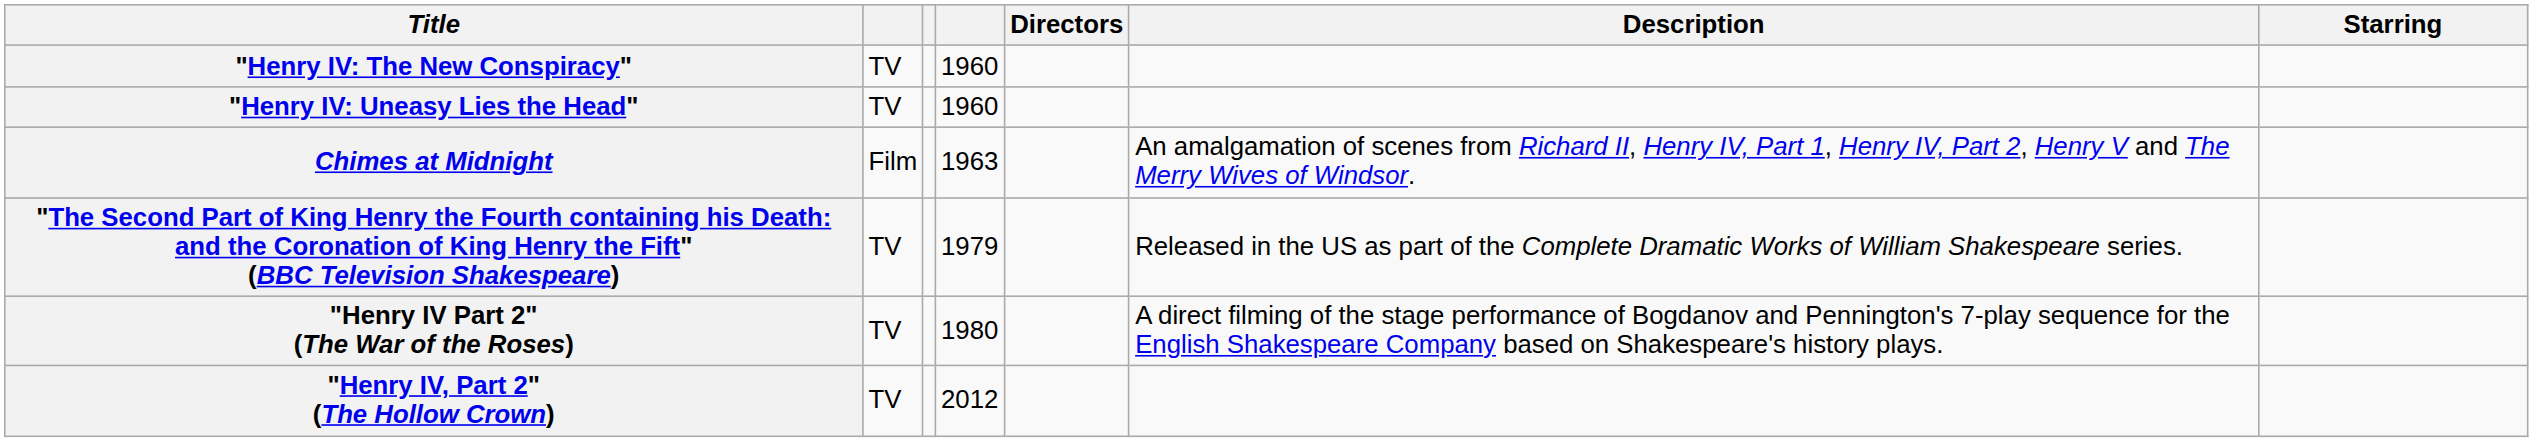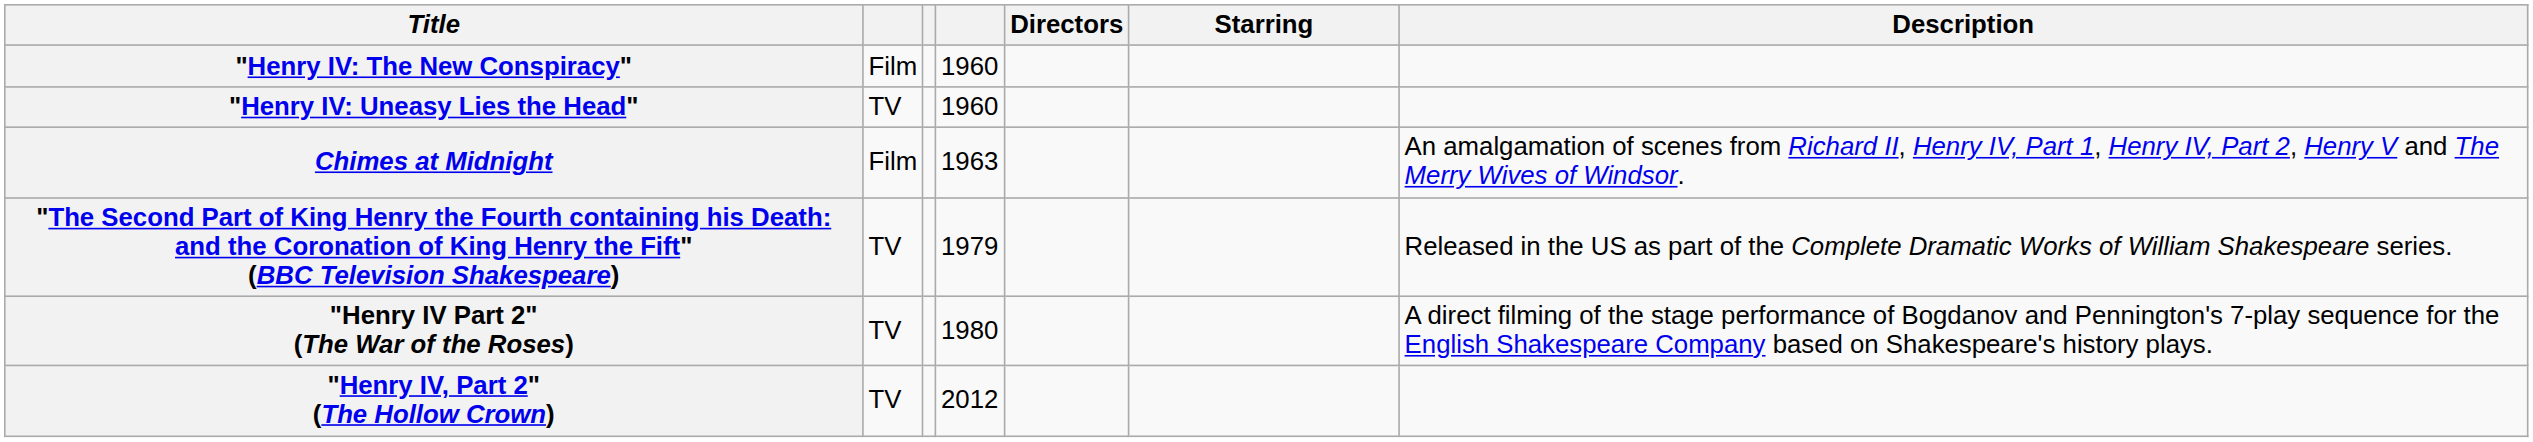columns swapped: (2393, 24) <-> (1694, 24)
(885, 65) TV -> (893, 65) Film
